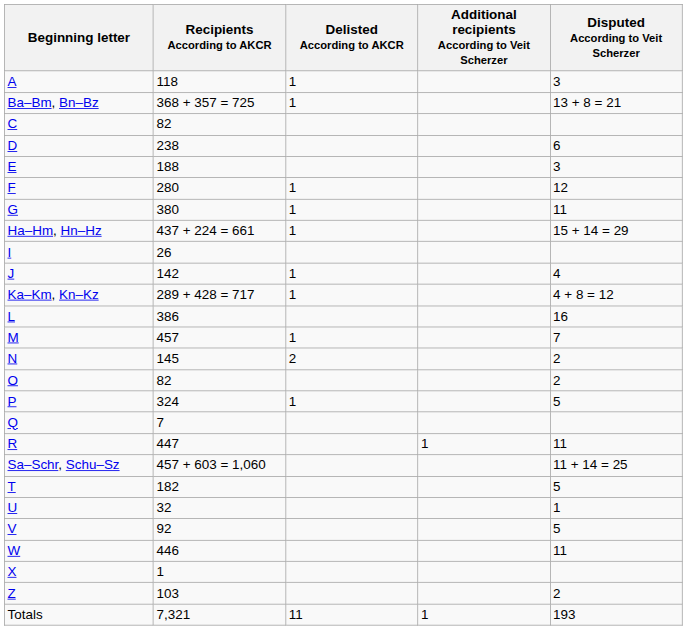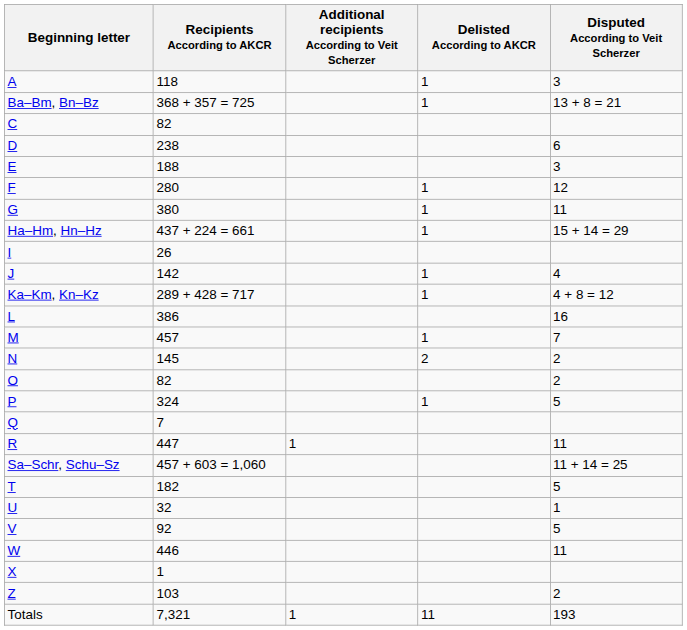columns swapped: (484, 37) <-> (352, 37)
